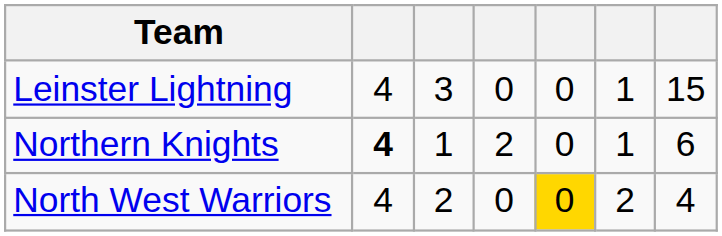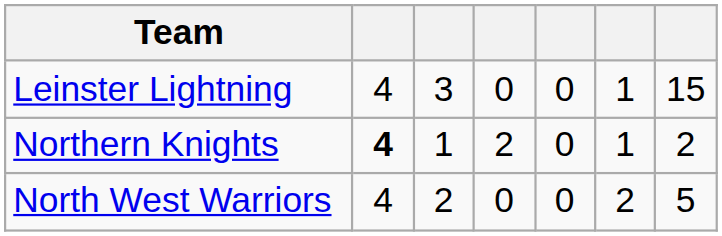(686, 144) 6 -> (686, 144) 2
(565, 200) gold background -> (565, 200) no background
(686, 200) 4 -> (686, 200) 5
